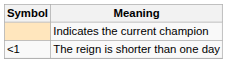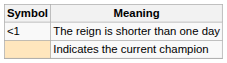rows swapped: (131, 31) <-> (137, 49)
